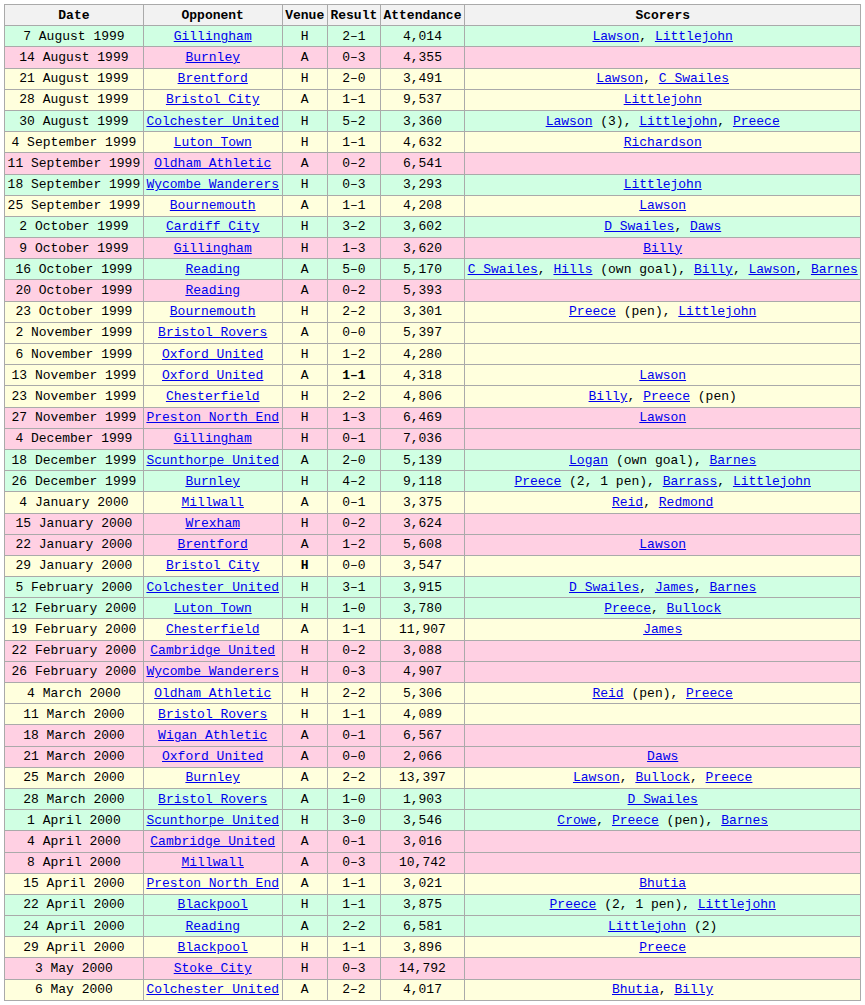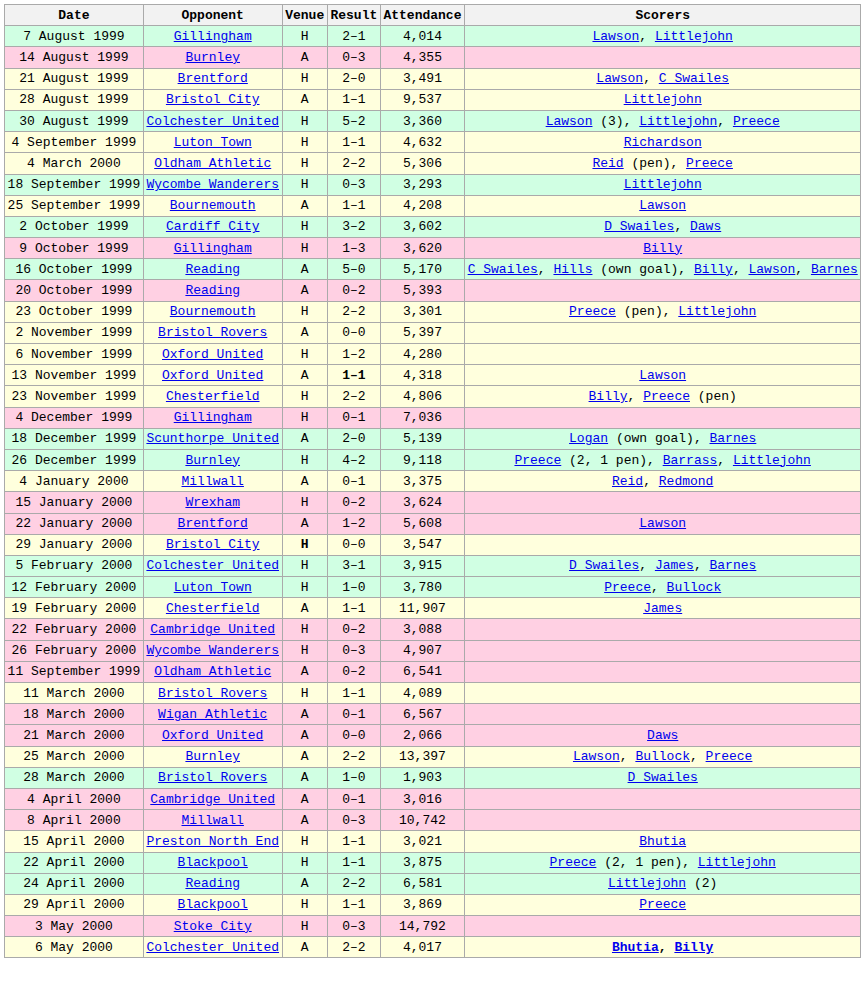rows swapped: (74, 163) <-> (74, 693)
- row: (74, 418)
- row: (74, 820)
(305, 884) A -> (305, 841) H
(422, 947) 3,896 -> (422, 905) 3,869
(663, 990) normal -> (663, 947) bold
